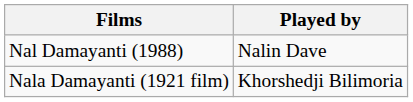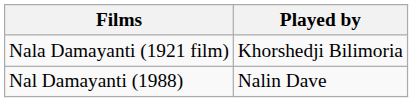rows swapped: (119, 81) <-> (96, 50)
